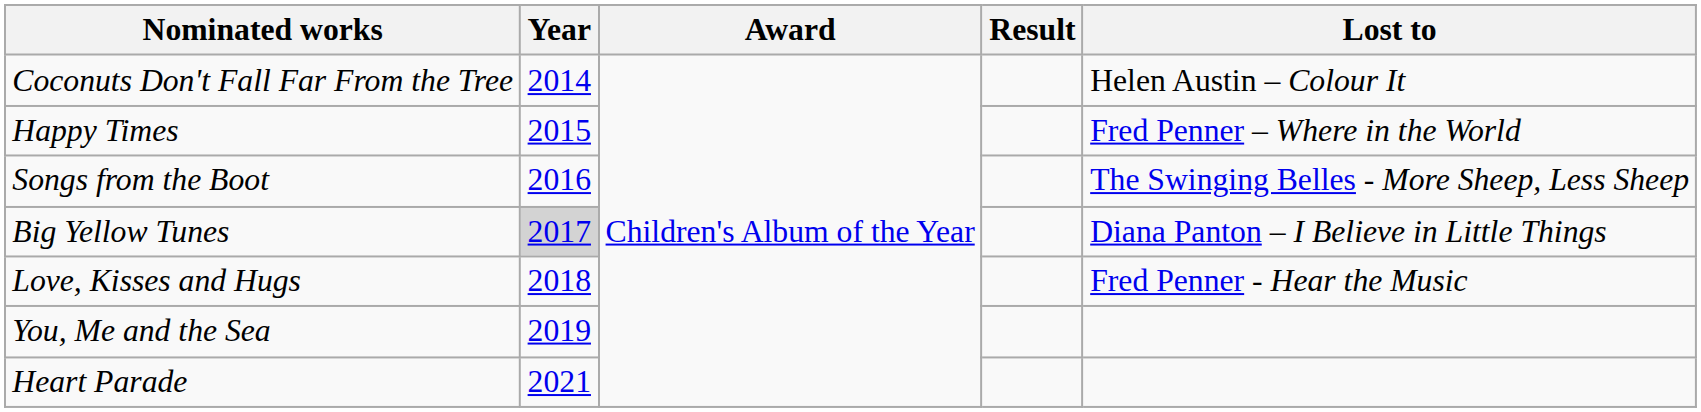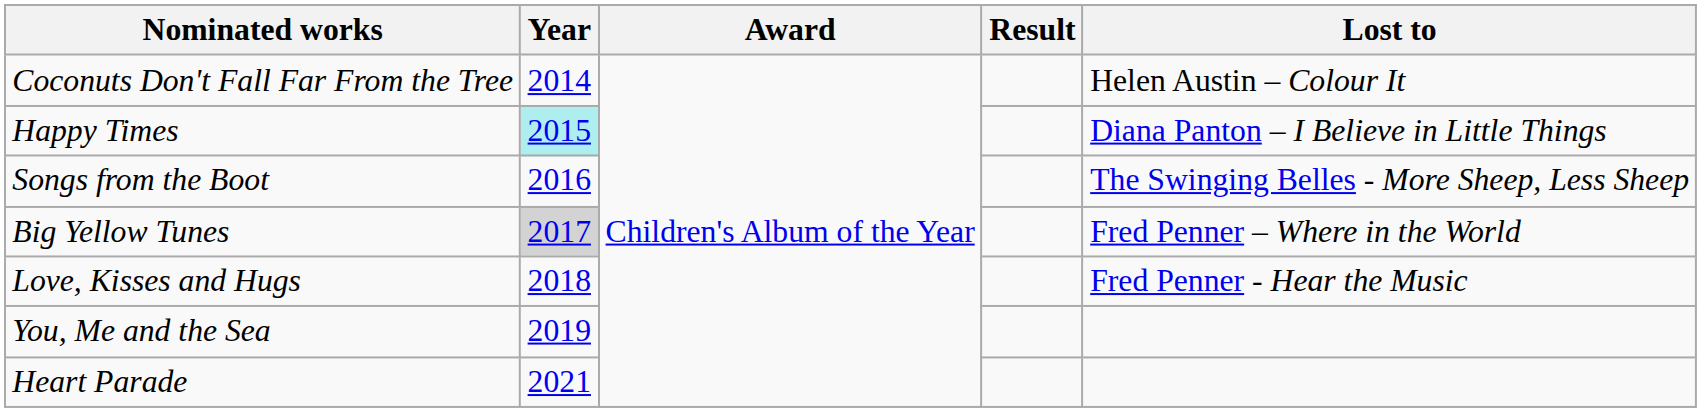(559, 130) no background -> (559, 130) paleturquoise background
(1305, 130) Fred Penner – Where in the World -> (1348, 130) Diana Panton – I Believe in Little Things
(1348, 230) Diana Panton – I Believe in Little Things -> (1305, 230) Fred Penner – Where in the World
